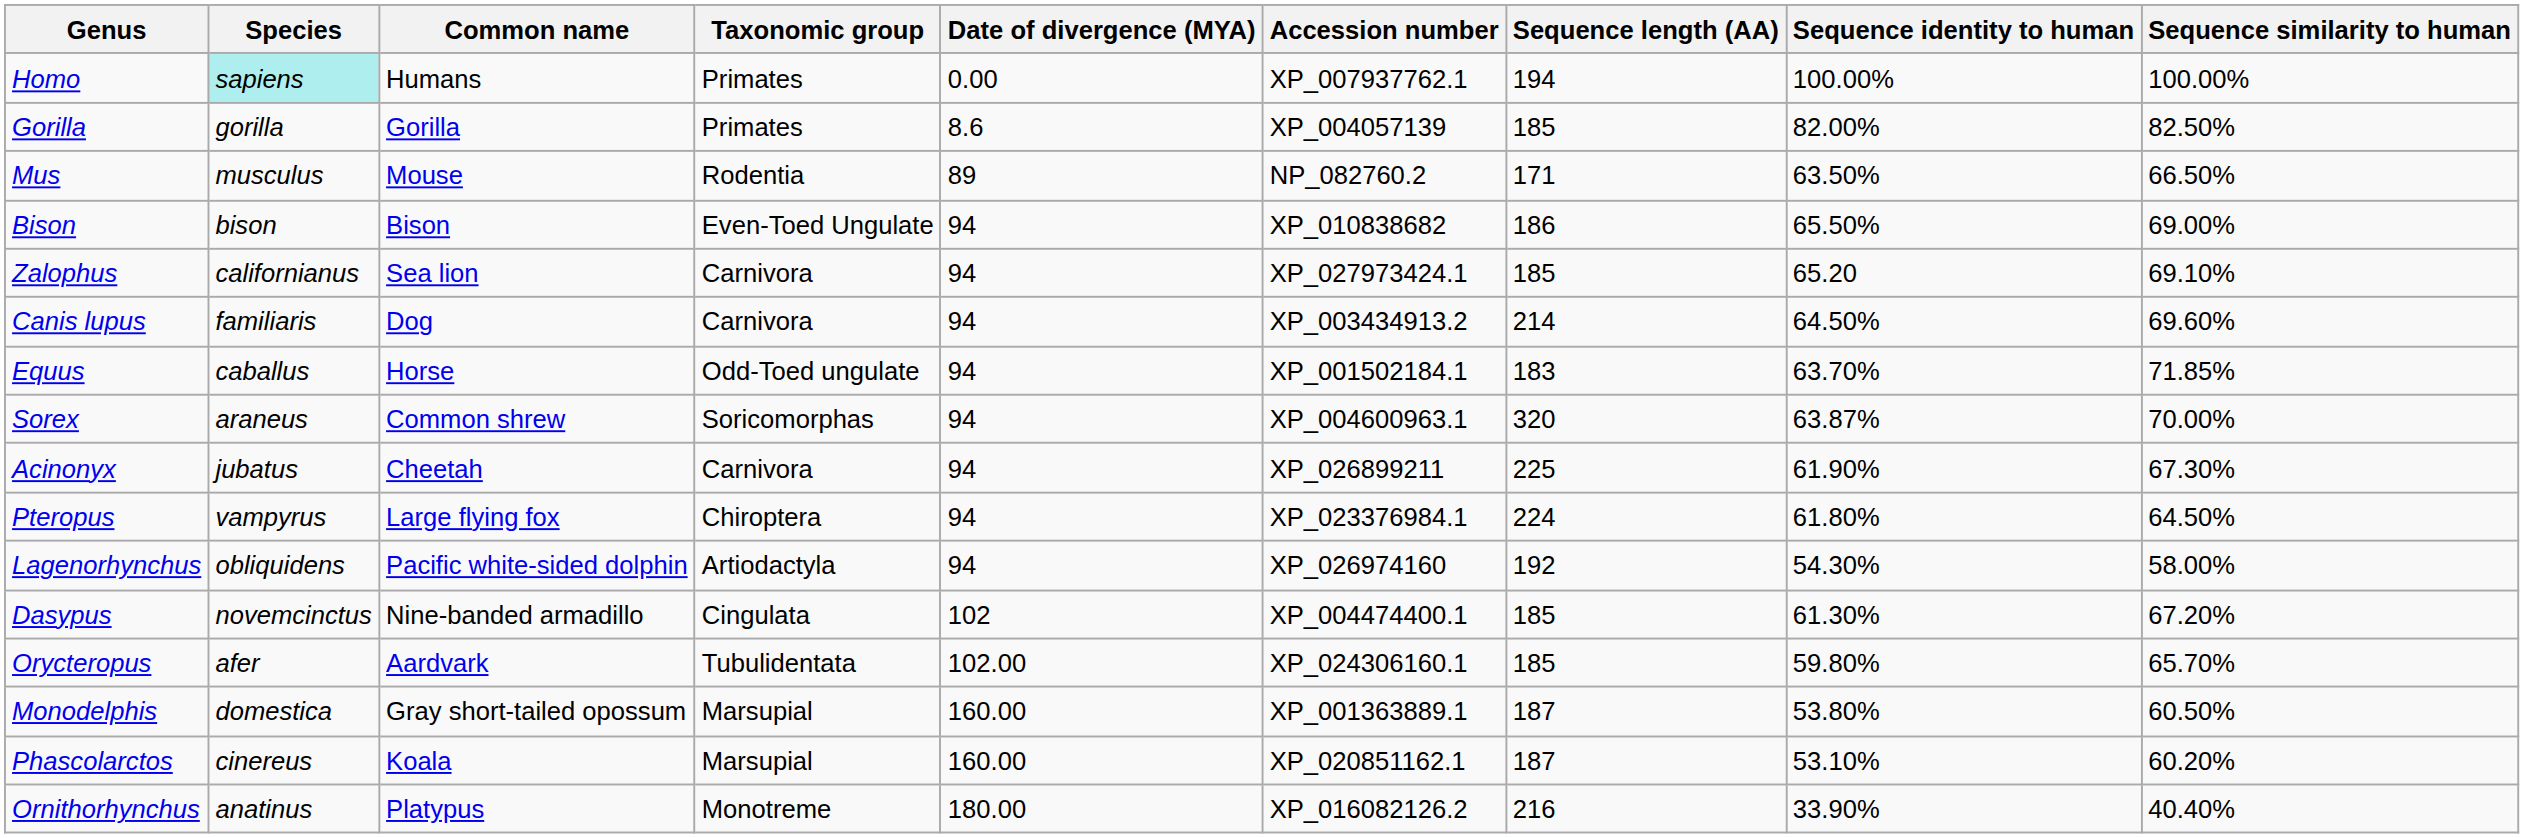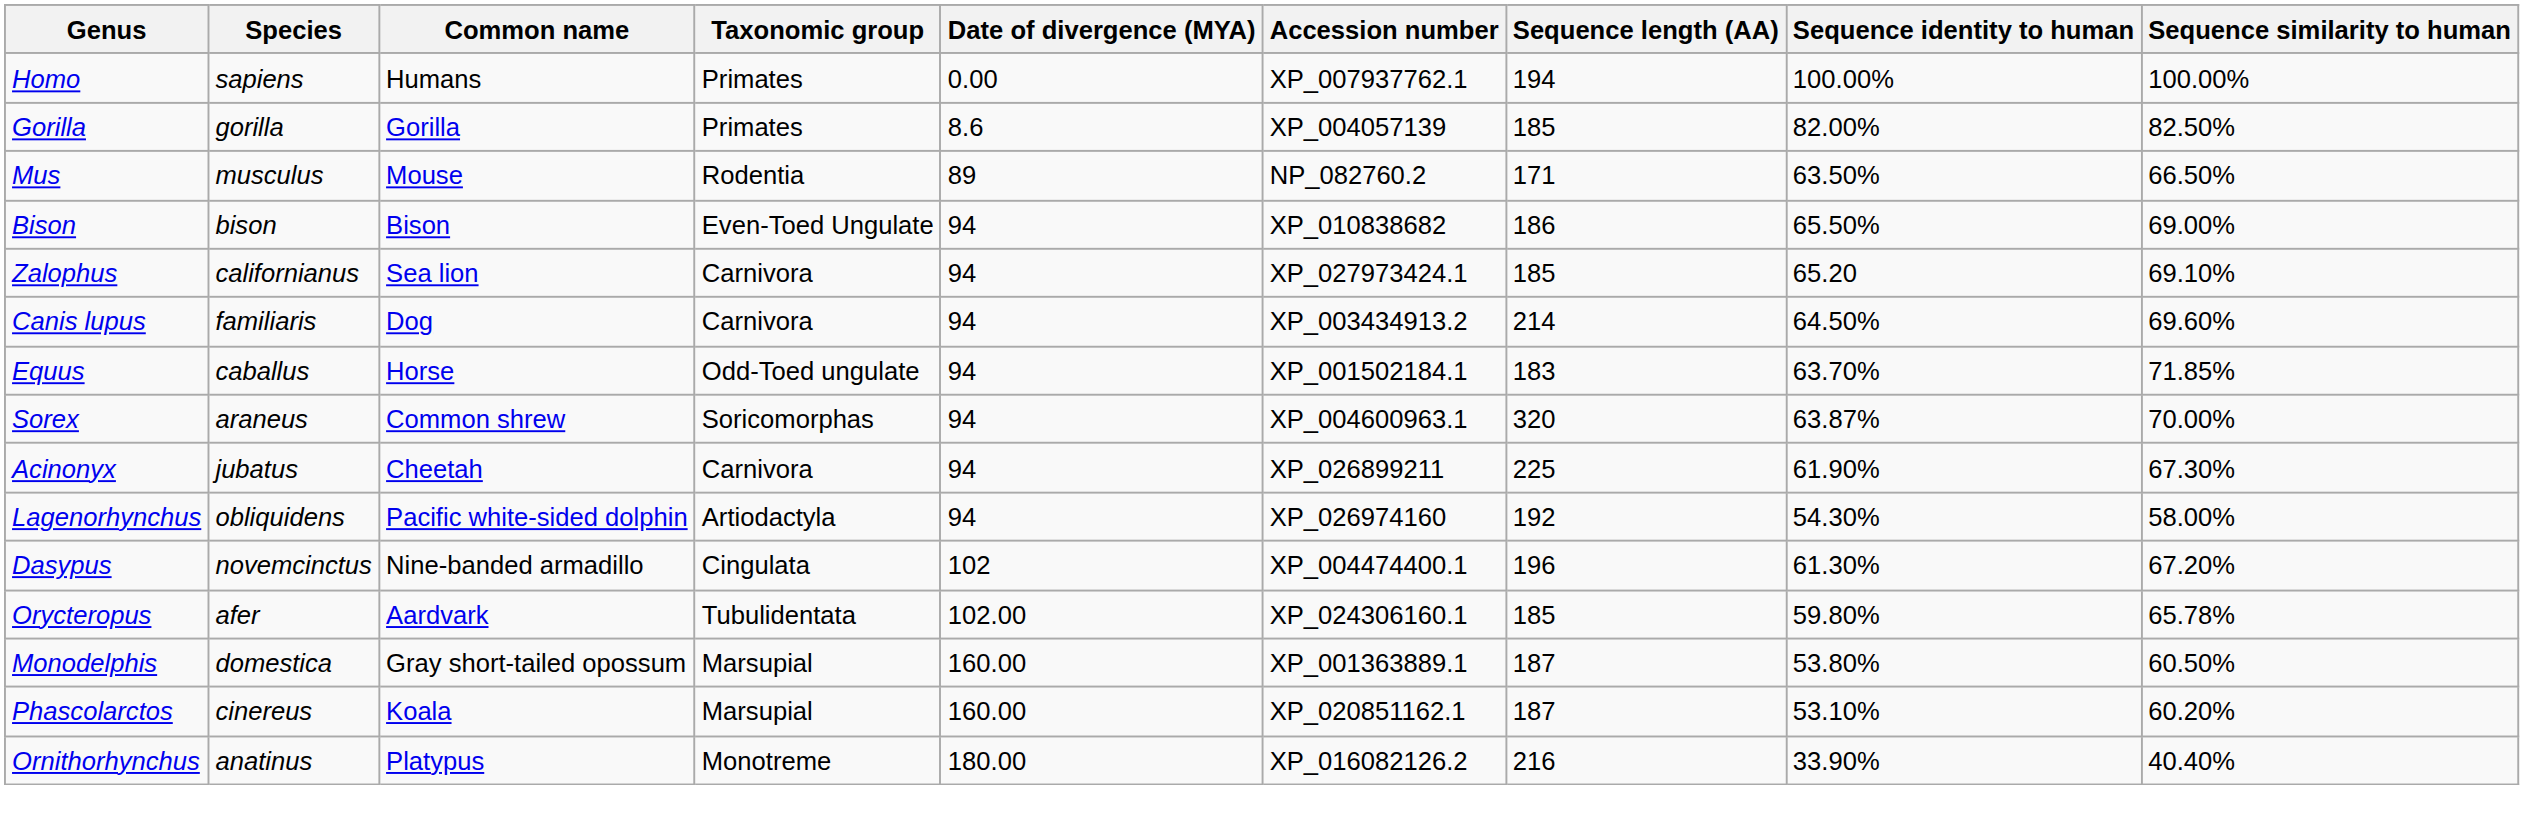(260, 79) paleturquoise background -> (260, 79) no background
- row: (63, 517)
(1534, 615) 185 -> (1534, 566) 196
(2192, 664) 65.70% -> (2192, 615) 65.78%
